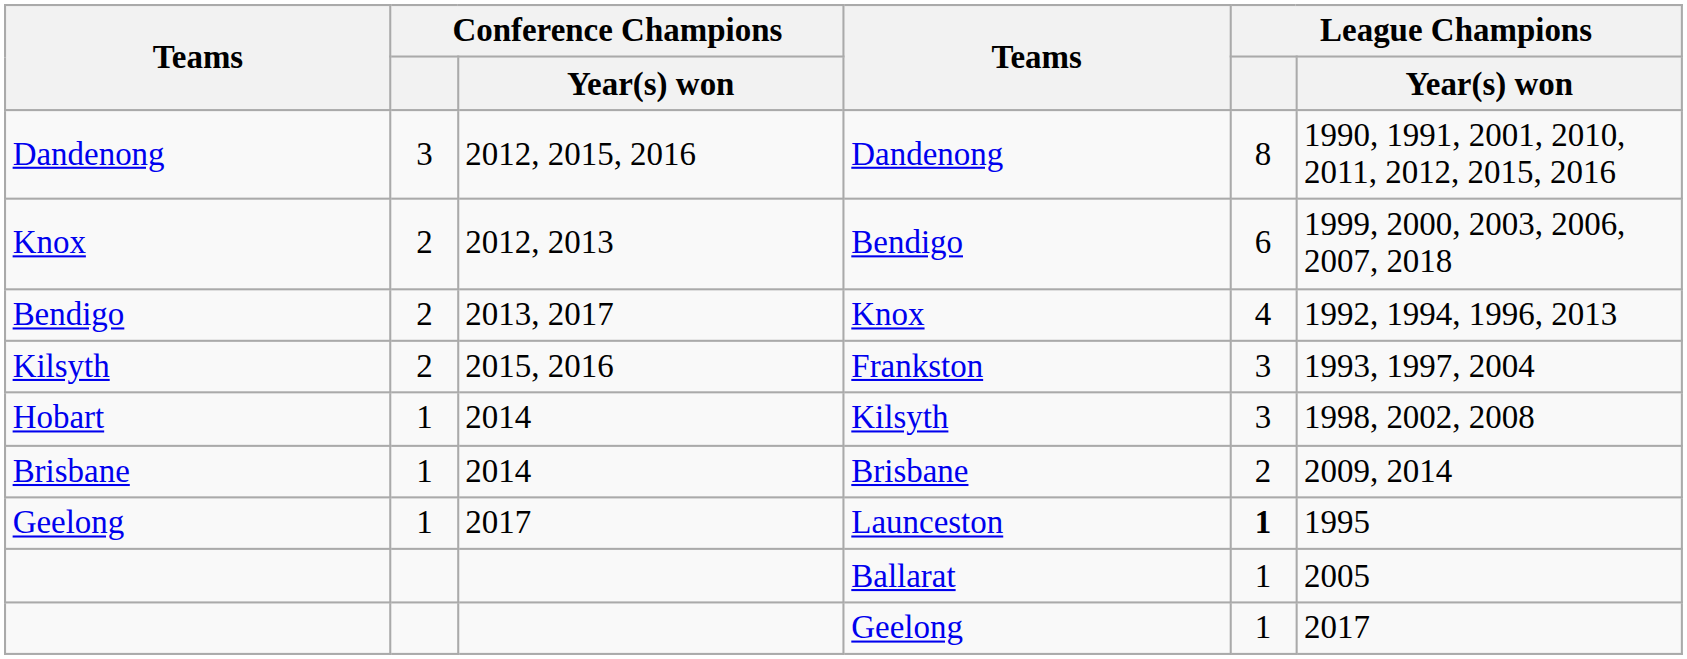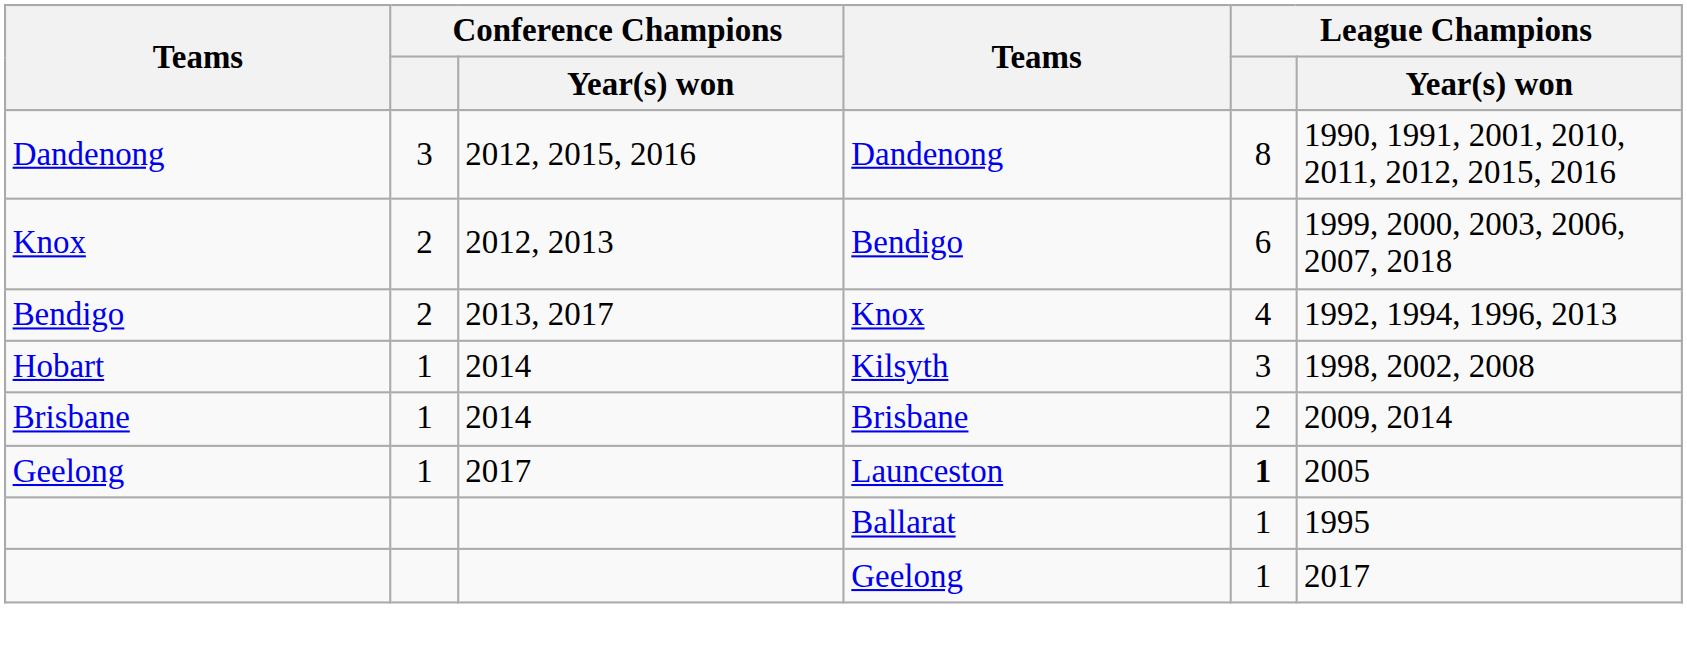- row: (917, 366)
(1337, 522) 1995 -> (1337, 470) 2005
(1337, 575) 2005 -> (1337, 522) 1995
